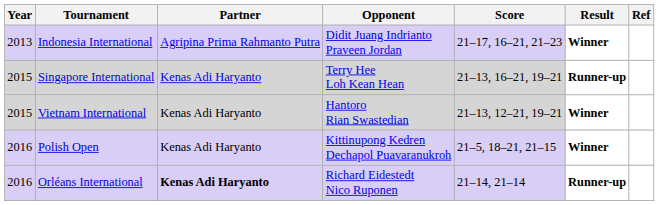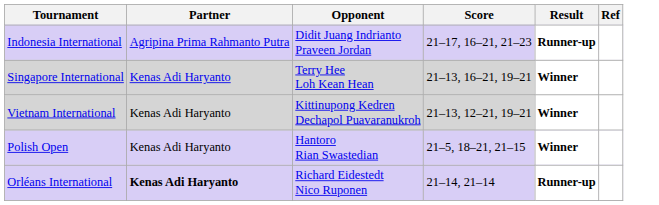- column: (20, 15)
(588, 42) Winner -> (567, 42) Runner-up
(597, 77) Runner-up -> (558, 77) Winner
(367, 112) Hantoro Rian Swastedian -> (358, 112) Kittinupong Kedren Dechapol Puavaranukroh
(389, 147) Kittinupong Kedren Dechapol Puavaranukroh -> (337, 147) Hantoro Rian Swastedian
